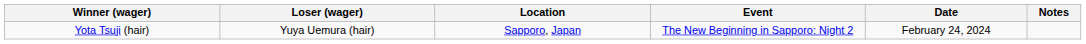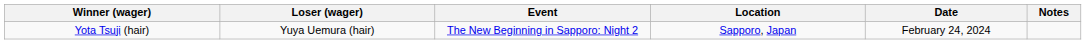columns swapped: (543, 13) <-> (758, 13)
